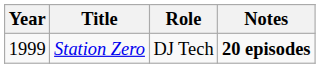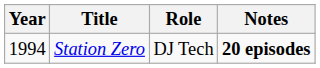(27, 48) 1999 -> (27, 48) 1994
